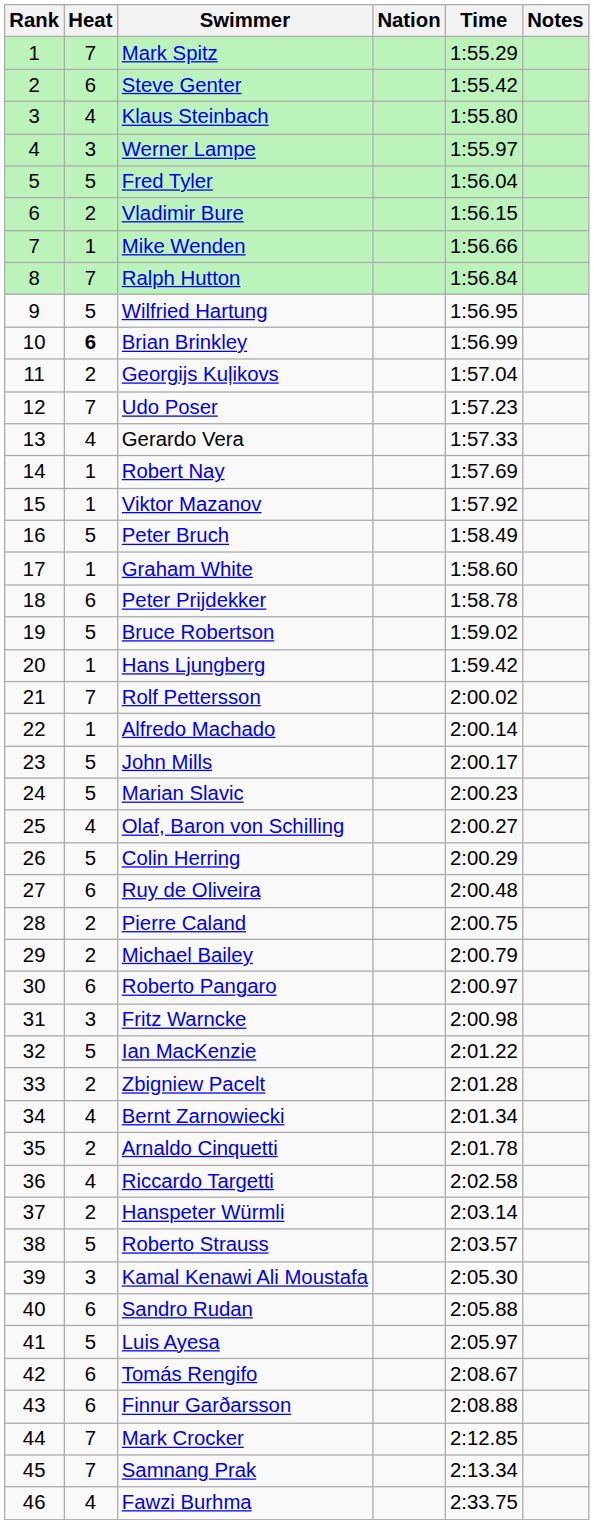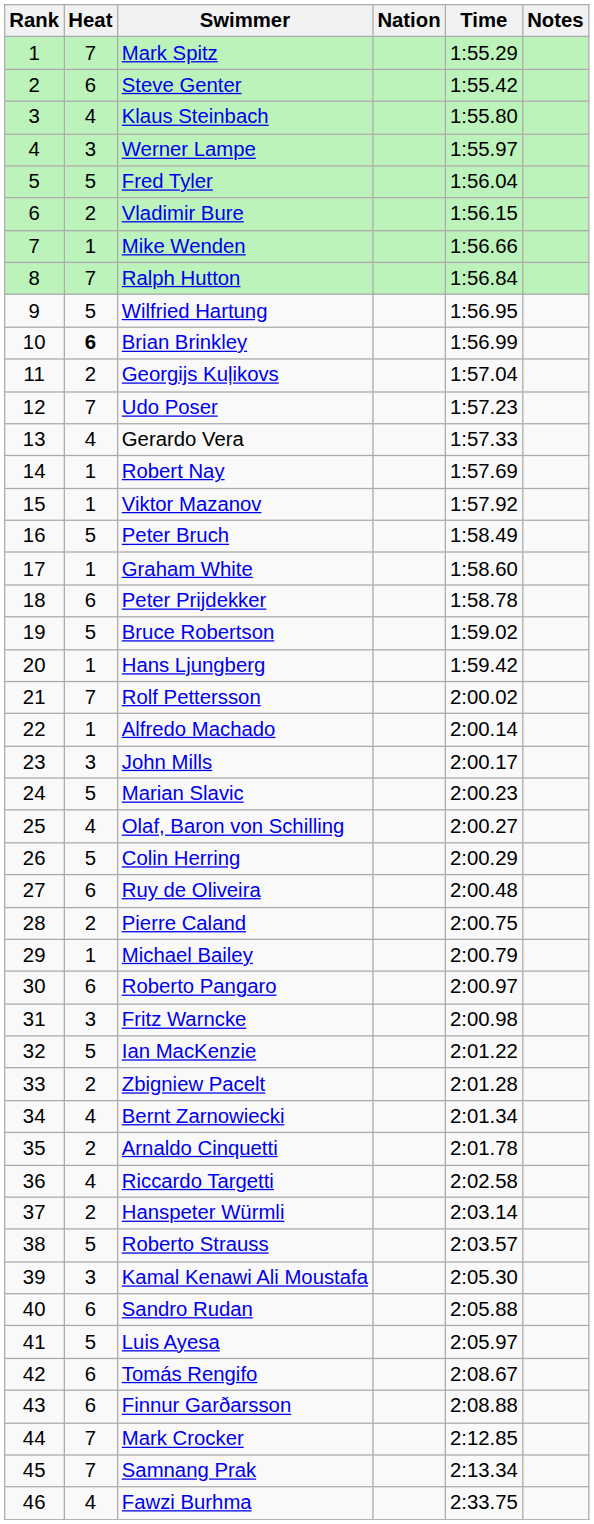(90, 761) 5 -> (90, 761) 3
(90, 955) 2 -> (90, 955) 1
